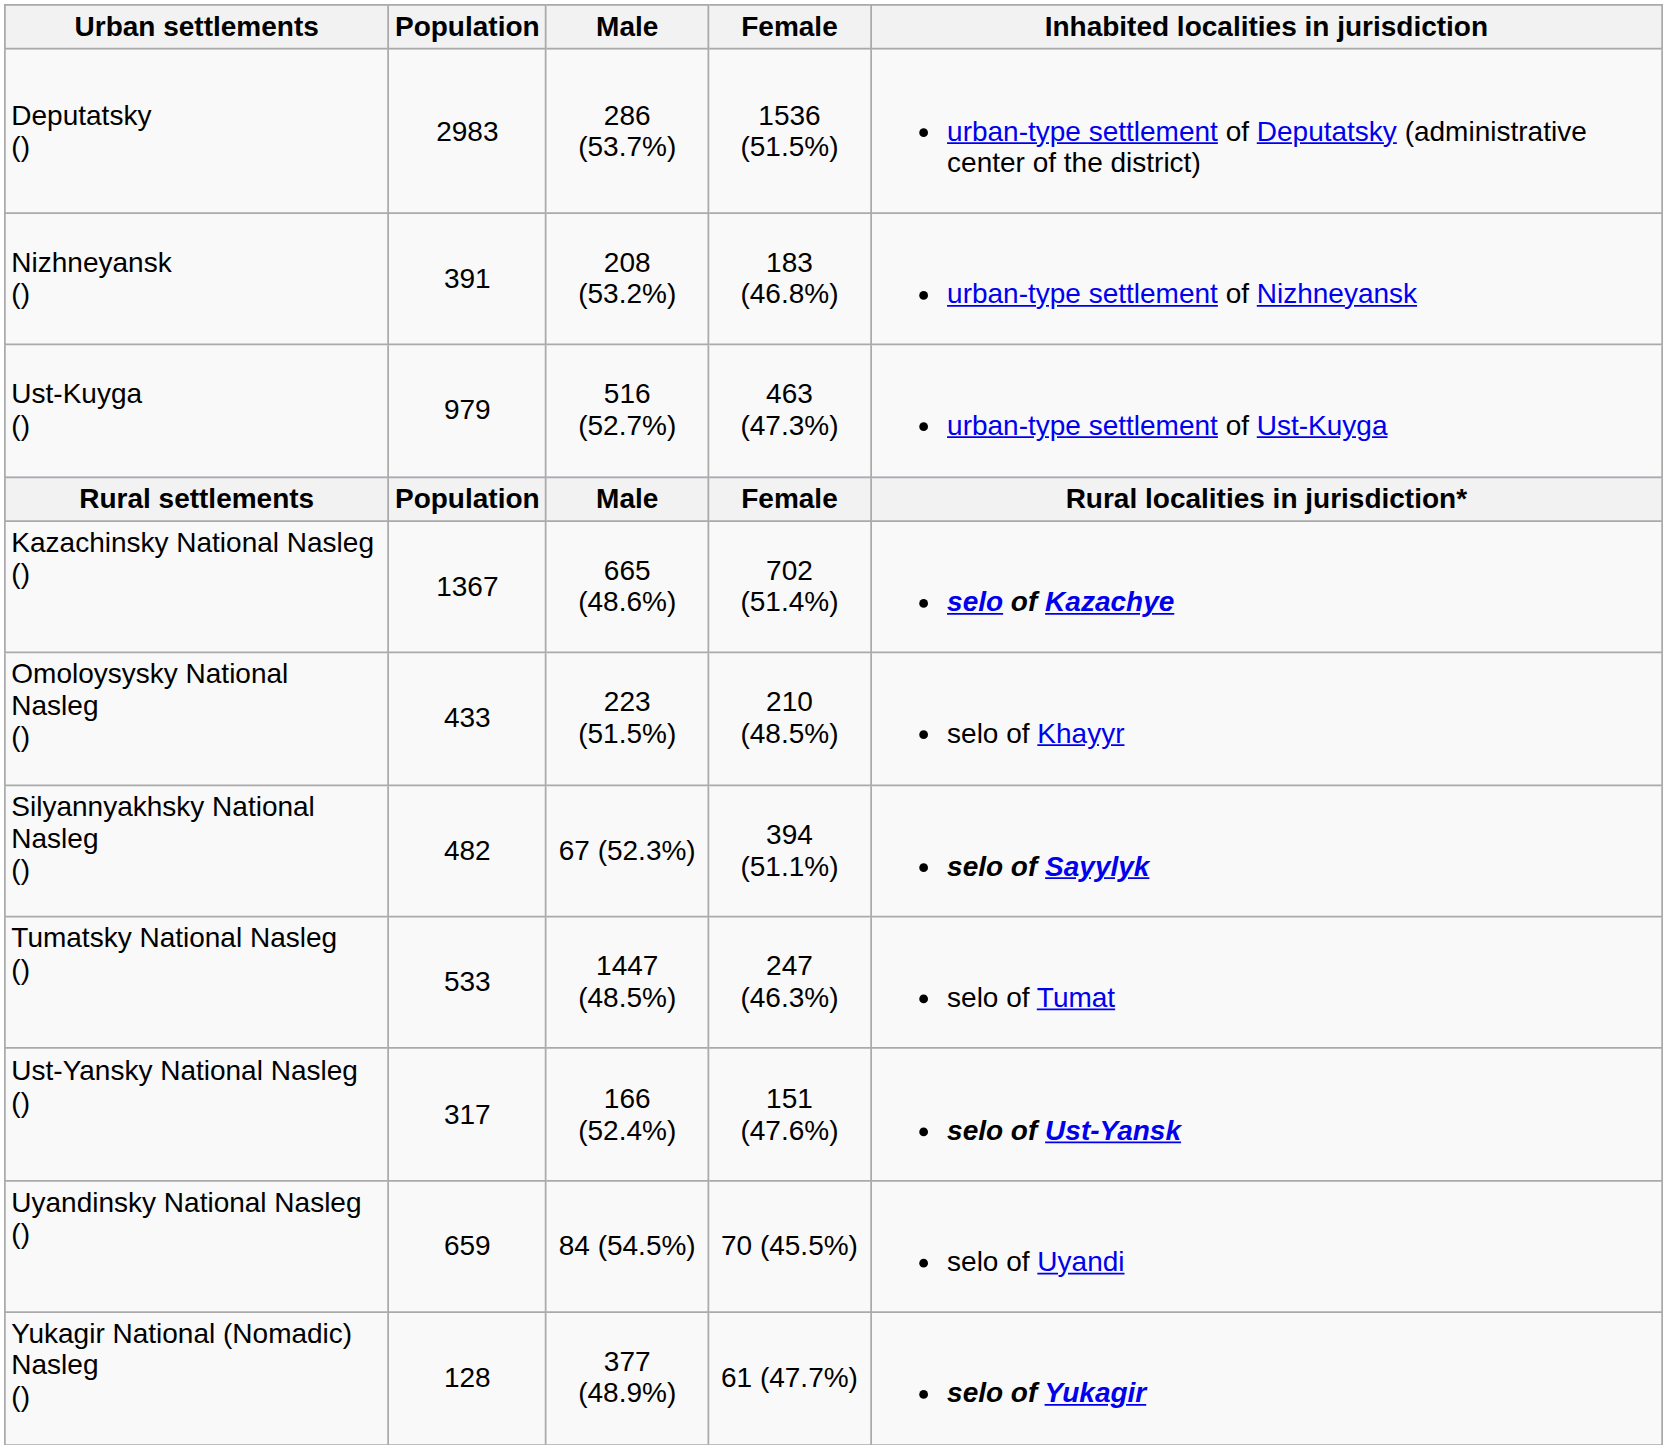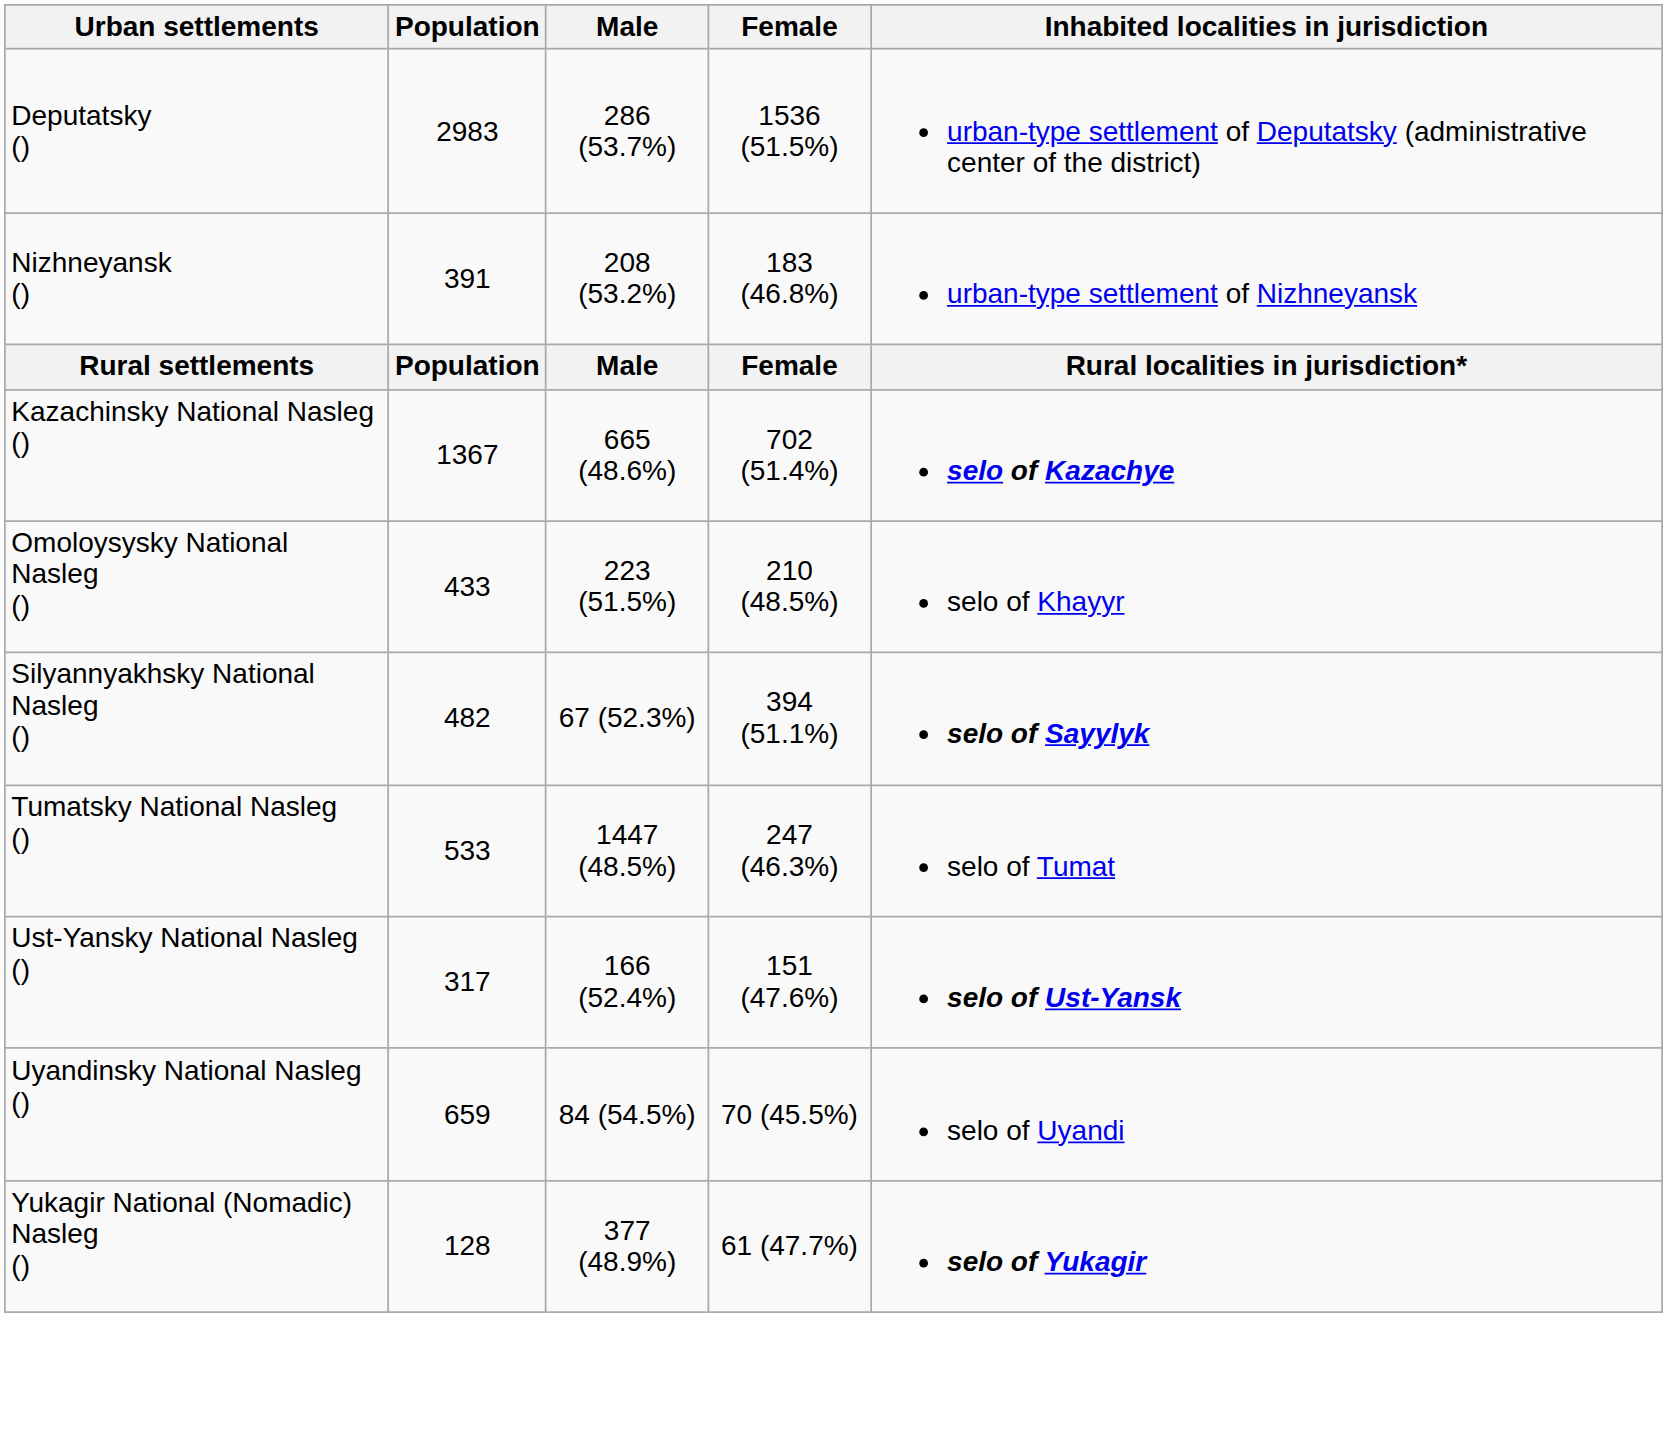- row: (77, 410)
